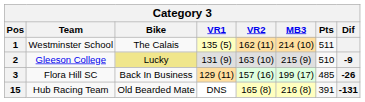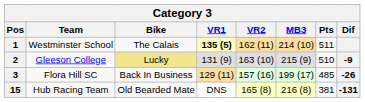(217, 44) normal -> (217, 44) bold
(326, 89) 391 -> (326, 89) 381
